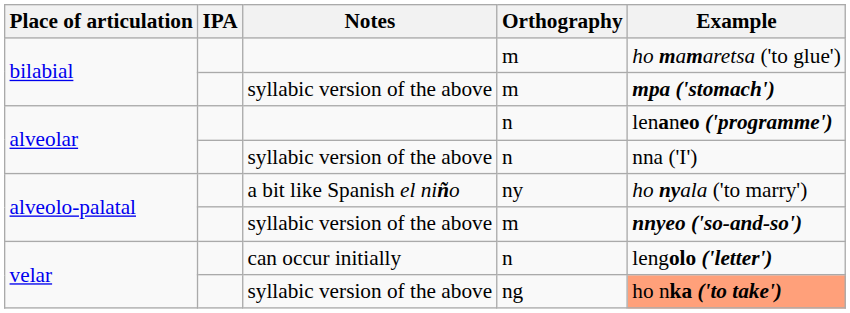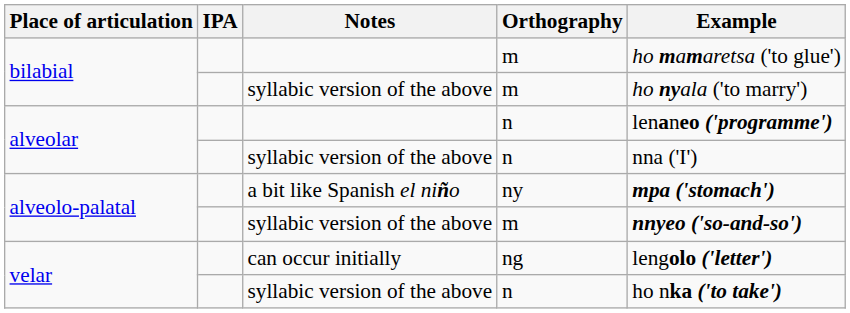(704, 88) mpa ('stomach') -> (720, 88) ho nyala ('to marry')
(720, 190) ho nyala ('to marry') -> (704, 190) mpa ('stomach')
(507, 257) n -> (513, 257) ng
(513, 291) ng -> (507, 291) n
(707, 291) lightsalmon background -> (707, 291) no background
